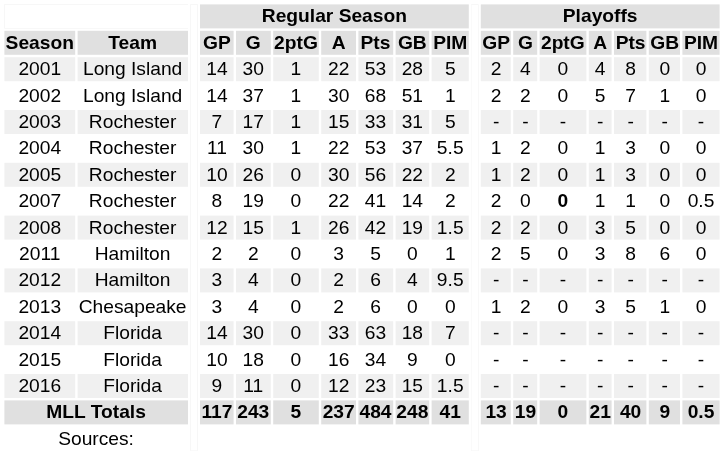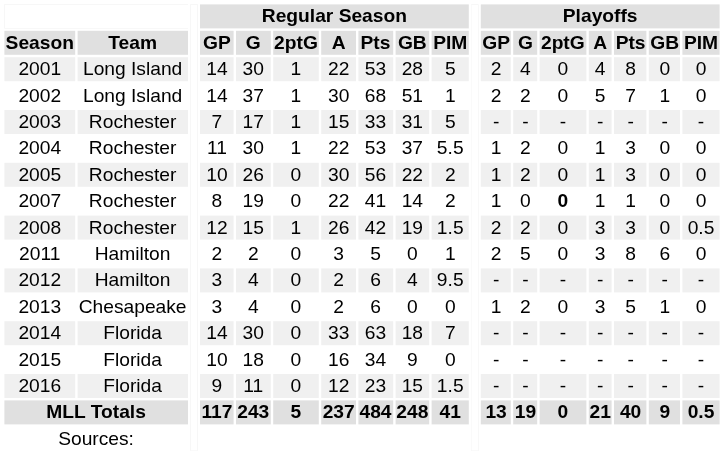(496, 201) 2 -> (496, 201) 1
(701, 201) 0.5 -> (701, 201) 0
(631, 227) 5 -> (631, 227) 3
(701, 227) 0 -> (701, 227) 0.5
